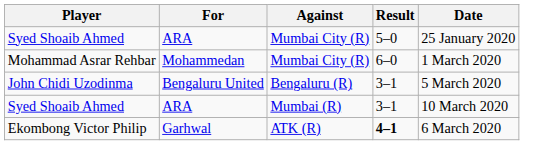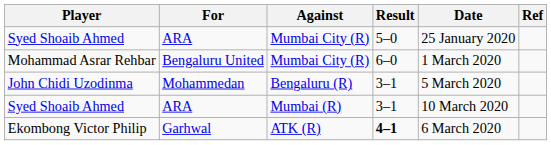+ column: (533, 15)
(203, 60) Mohammedan -> (213, 60) Bengaluru United
(213, 83) Bengaluru United -> (203, 83) Mohammedan
